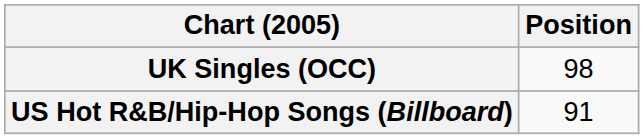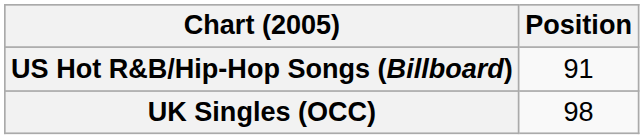rows swapped: (262, 68) <-> (262, 111)
